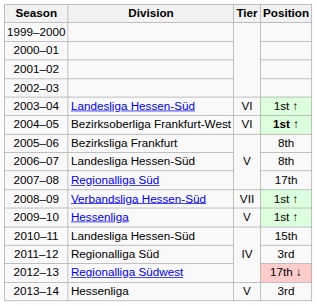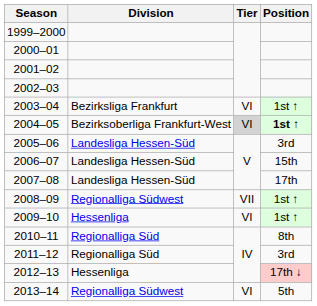(133, 106) Landesliga Hessen-Süd -> (124, 106) Bezirksliga Frankfurt
(247, 124) no background -> (247, 124) lightgrey background
(124, 143) Bezirksliga Frankfurt -> (133, 143) Landesliga Hessen-Süd
(286, 143) 8th -> (286, 143) 3rd
(286, 161) 8th -> (286, 161) 15th
(115, 180) Regionalliga Süd -> (133, 180) Landesliga Hessen-Süd
(138, 198) Verbandsliga Hessen-Süd -> (127, 198) Regionalliga Südwest
(247, 217) V -> (247, 217) VI
(133, 236) Landesliga Hessen-Süd -> (115, 236) Regionalliga Süd
(286, 236) 15th -> (286, 236) 8th
(127, 273) Regionalliga Südwest -> (100, 273) Hessenliga
(100, 291) Hessenliga -> (127, 291) Regionalliga Südwest
(247, 291) V -> (247, 291) VI
(286, 291) 3rd -> (286, 291) 5th
